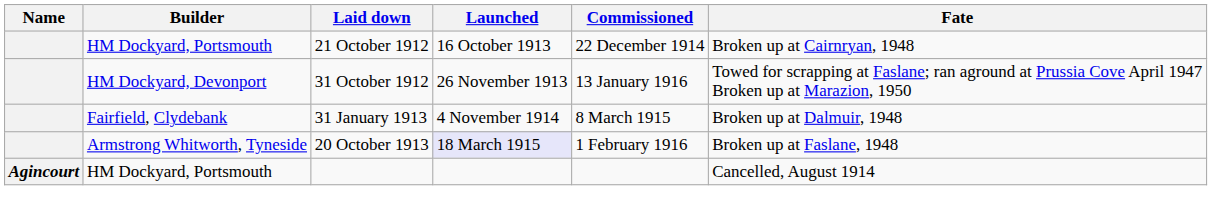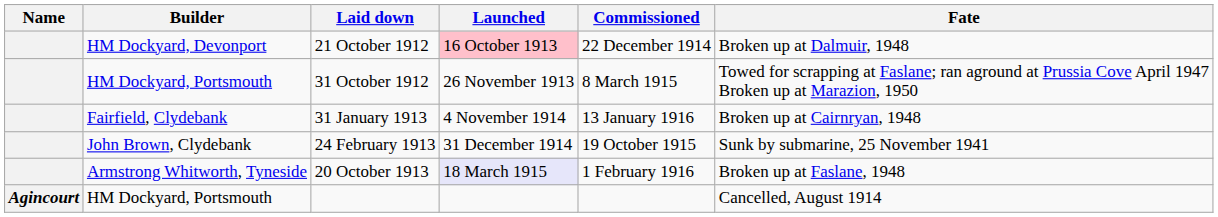(180, 44) HM Dockyard, Portsmouth -> (177, 44) HM Dockyard, Devonport
(494, 44) no background -> (500, 44) pink background
(813, 44) Broken up at Cairnryan, 1948 -> (814, 44) Broken up at Dalmuir, 1948
(177, 81) HM Dockyard, Devonport -> (180, 81) HM Dockyard, Portsmouth
(631, 81) 13 January 1916 -> (630, 81) 8 March 1915
(623, 117) 8 March 1915 -> (638, 117) 13 January 1916
(807, 117) Broken up at Dalmuir, 1948 -> (820, 117) Broken up at Cairnryan, 1948
+ row: (375, 144)
